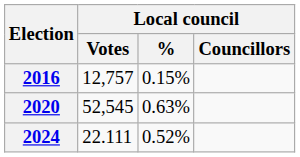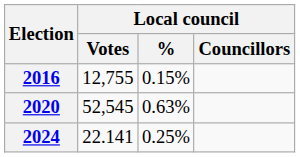(108, 78) 12,757 -> (108, 78) 12,755
(107, 136) 22.111 -> (108, 136) 22.141
(166, 136) 0.52% -> (166, 136) 0.25%
